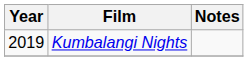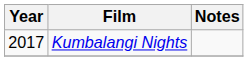(26, 42) 2019 -> (26, 42) 2017
